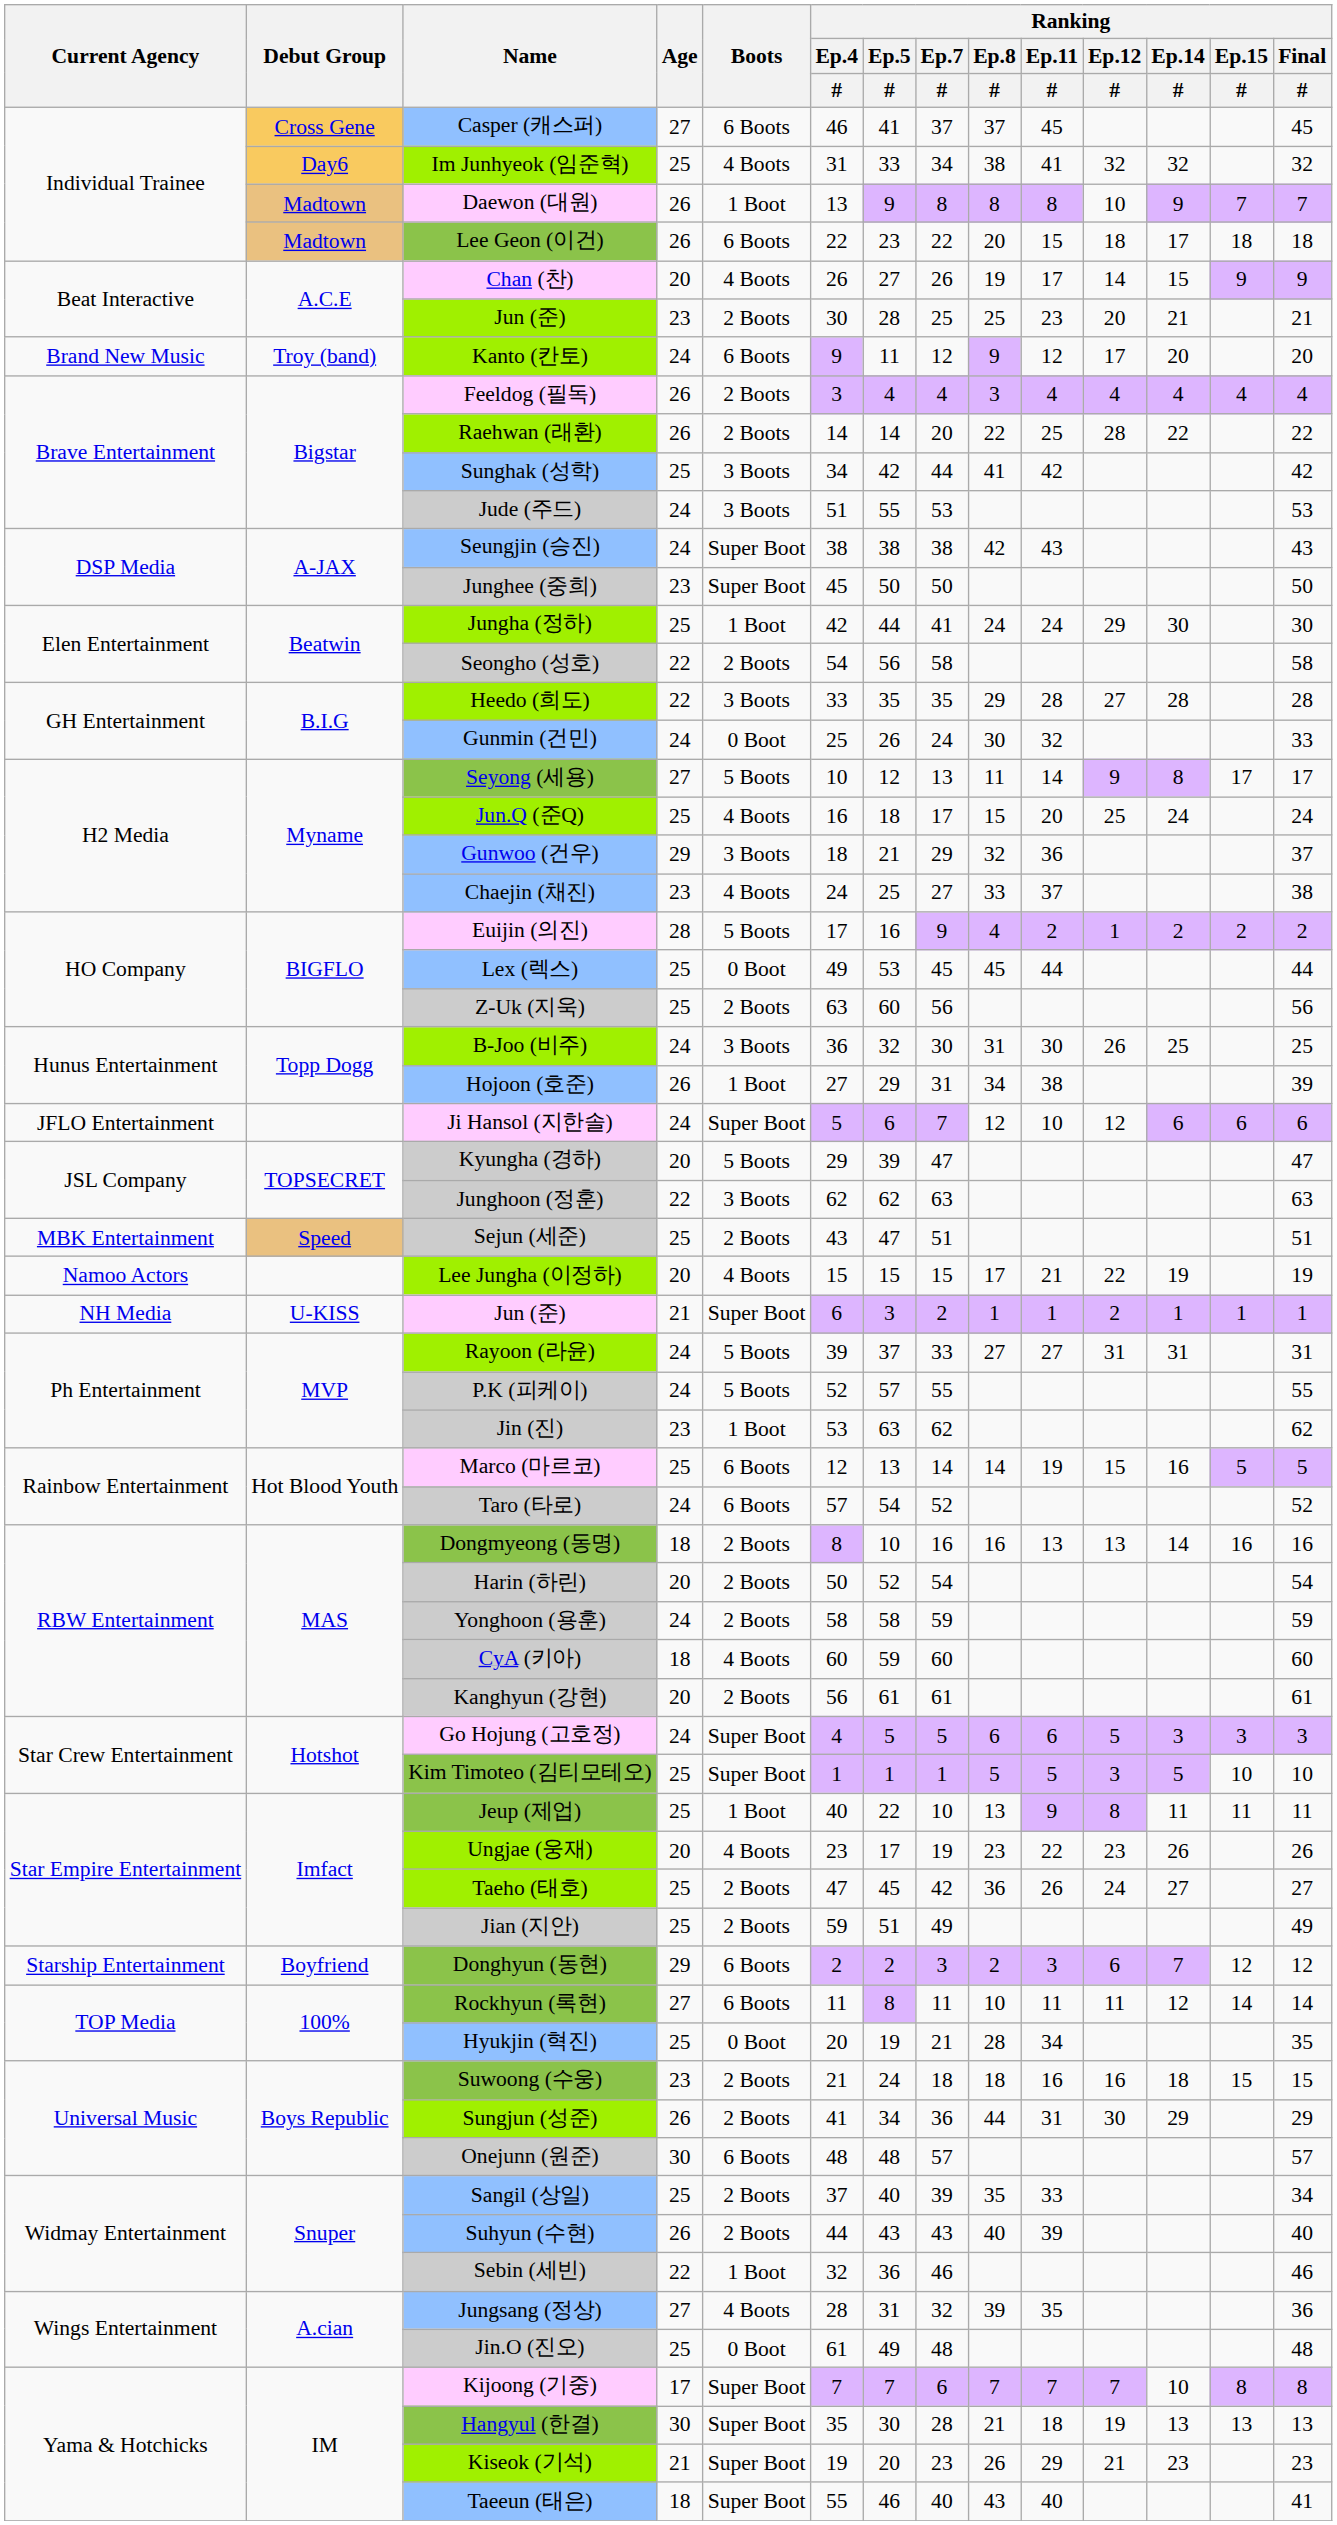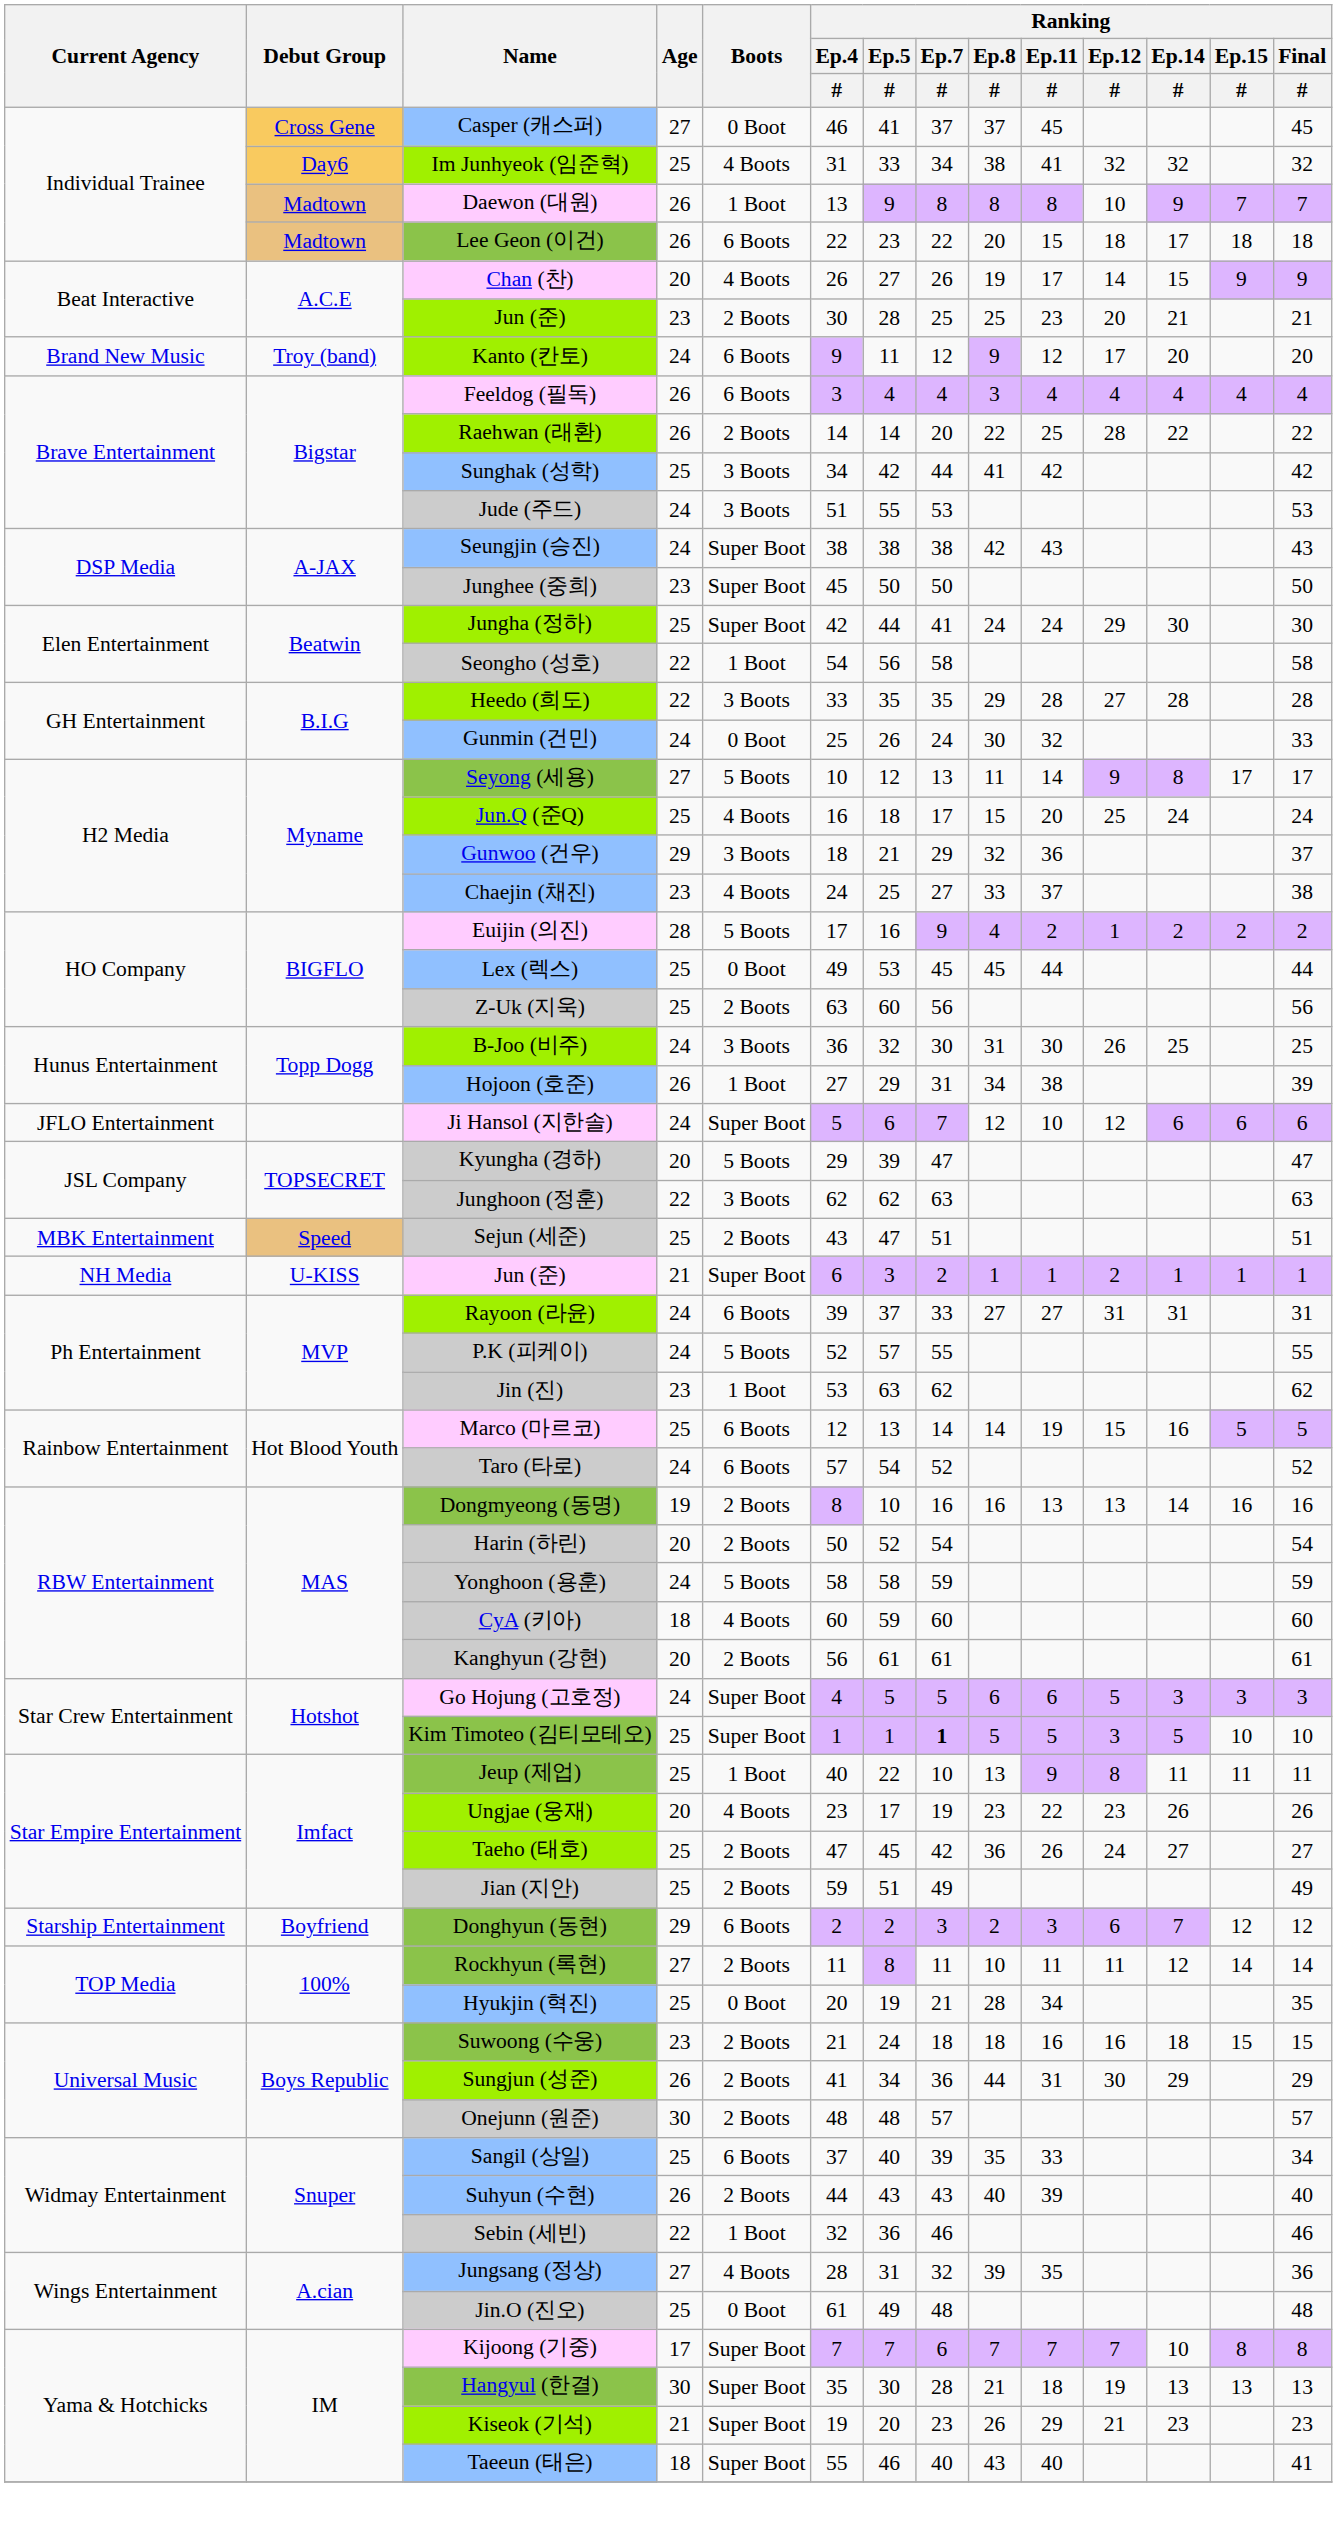(757, 126) 6 Boots -> (757, 126) 0 Boot
(757, 394) 2 Boots -> (757, 394) 6 Boots
(757, 624) 1 Boot -> (757, 624) Super Boot
(757, 662) 2 Boots -> (757, 662) 1 Boot
- row: (325, 1276)
(757, 1352) 5 Boots -> (757, 1313) 6 Boots
(680, 1543) 18 -> (680, 1505) 19
(757, 1620) 2 Boots -> (757, 1582) 5 Boots
(942, 1773) normal -> (942, 1735) bold
(757, 2003) 6 Boots -> (757, 1965) 2 Boots
(757, 2156) 6 Boots -> (757, 2118) 2 Boots
(757, 2194) 2 Boots -> (757, 2156) 6 Boots
